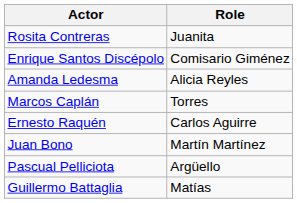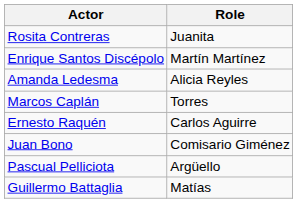(230, 58) Comisario Giménez -> (218, 58) Martín Martínez
(218, 144) Martín Martínez -> (230, 144) Comisario Giménez
